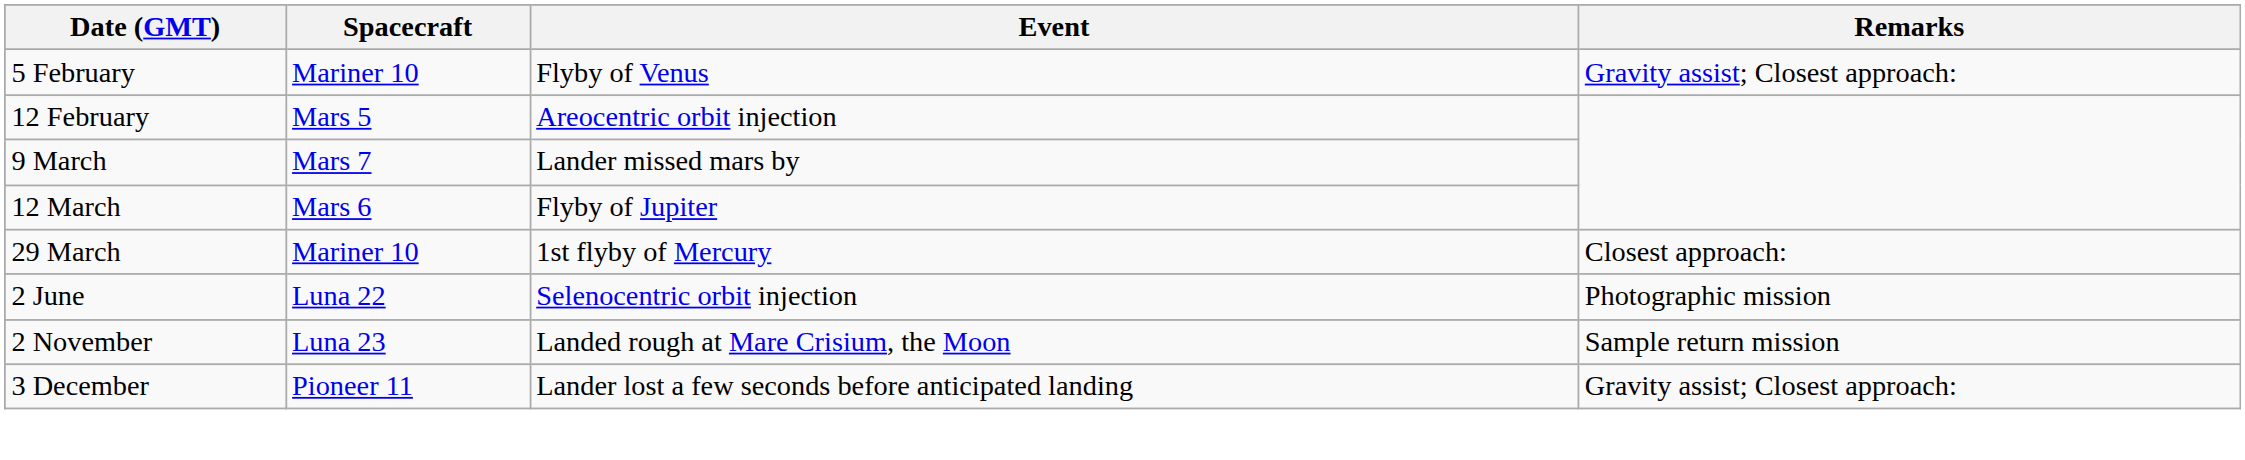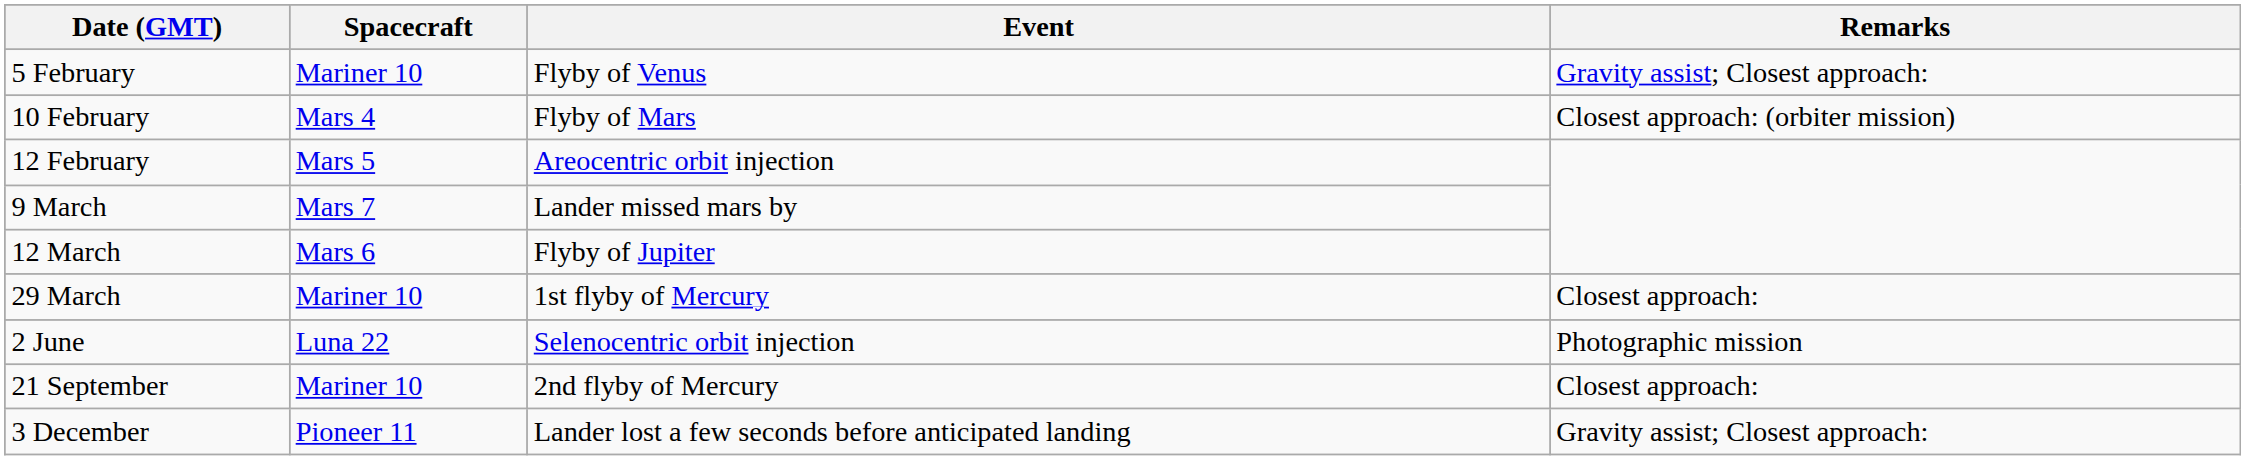+ row: (80, 116)
+ row: (90, 386)
- row: (82, 341)
